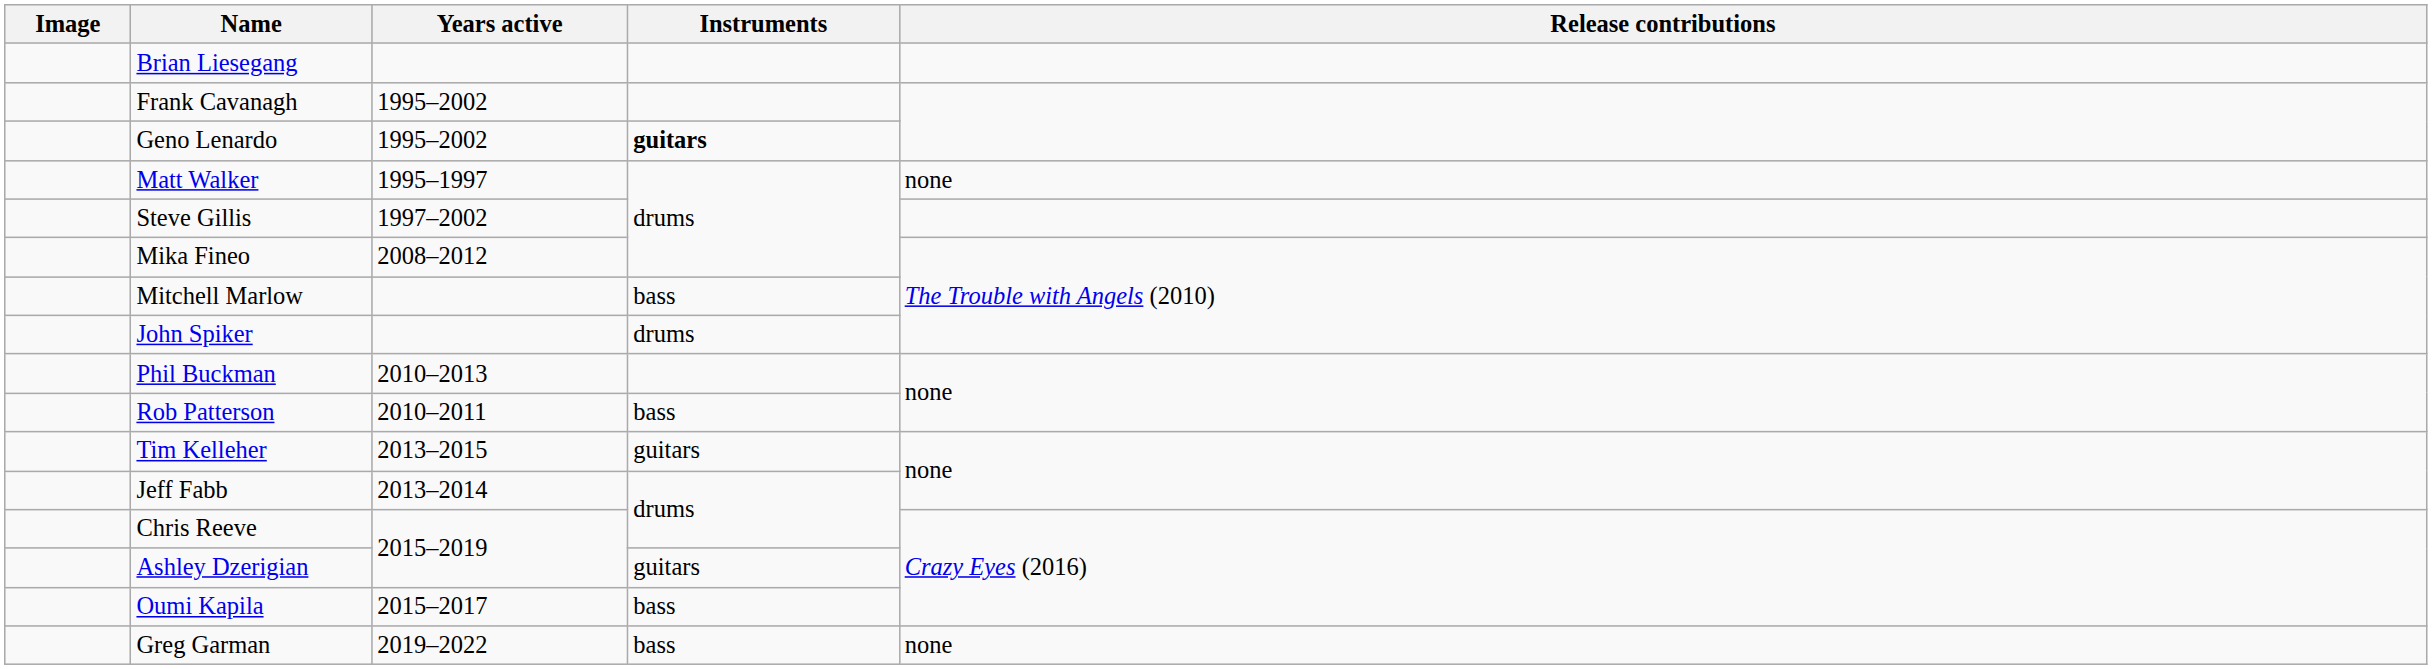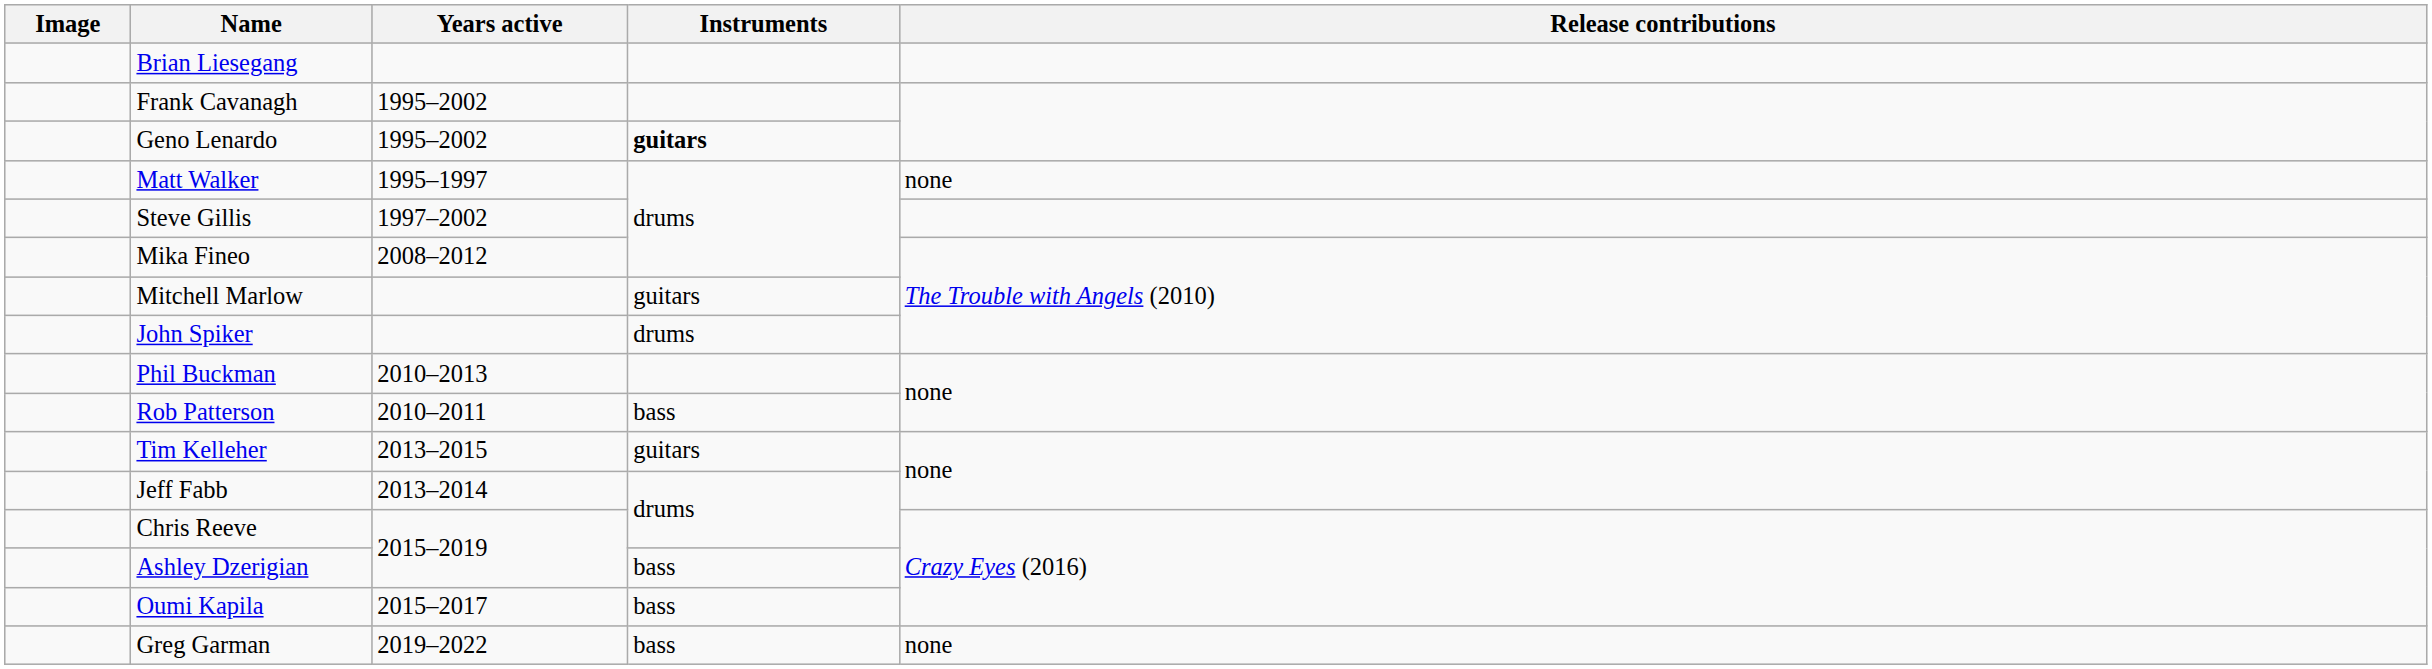(654, 295) bass -> (667, 295) guitars
(667, 567) guitars -> (654, 567) bass
